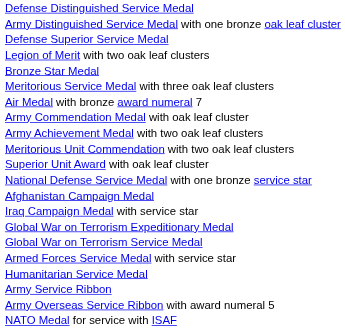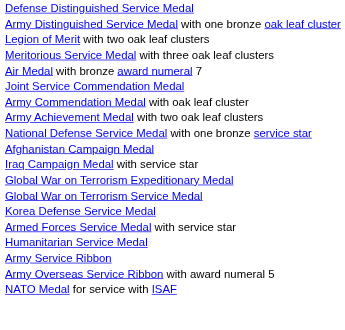- row: (87, 39)
- row: (52, 71)
+ row: (95, 86)
- row: (150, 149)
- row: (107, 164)
+ row: (80, 211)
